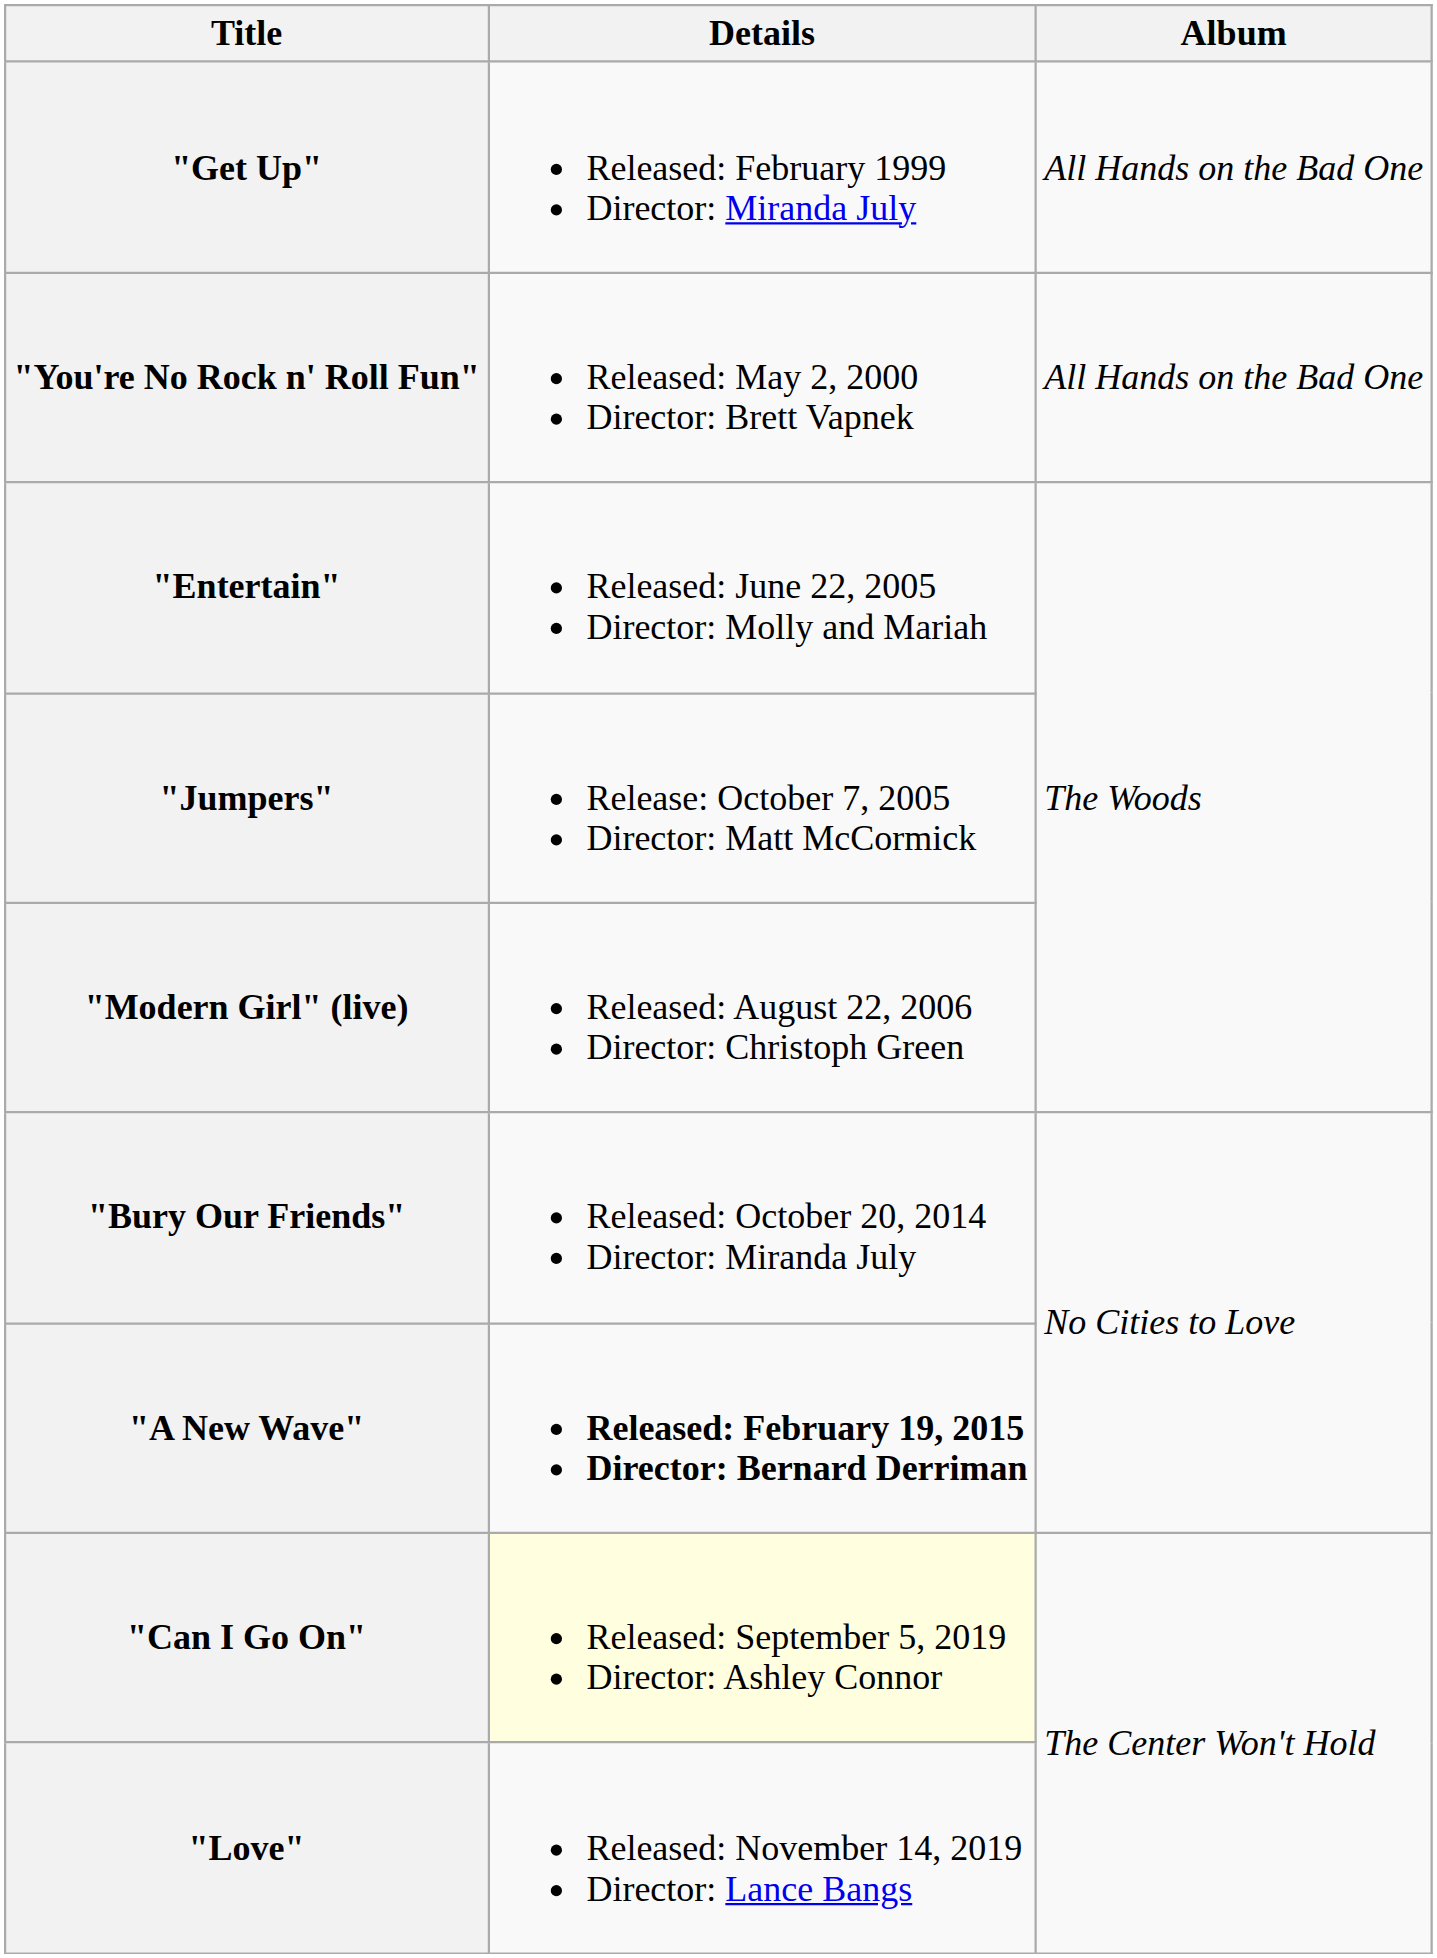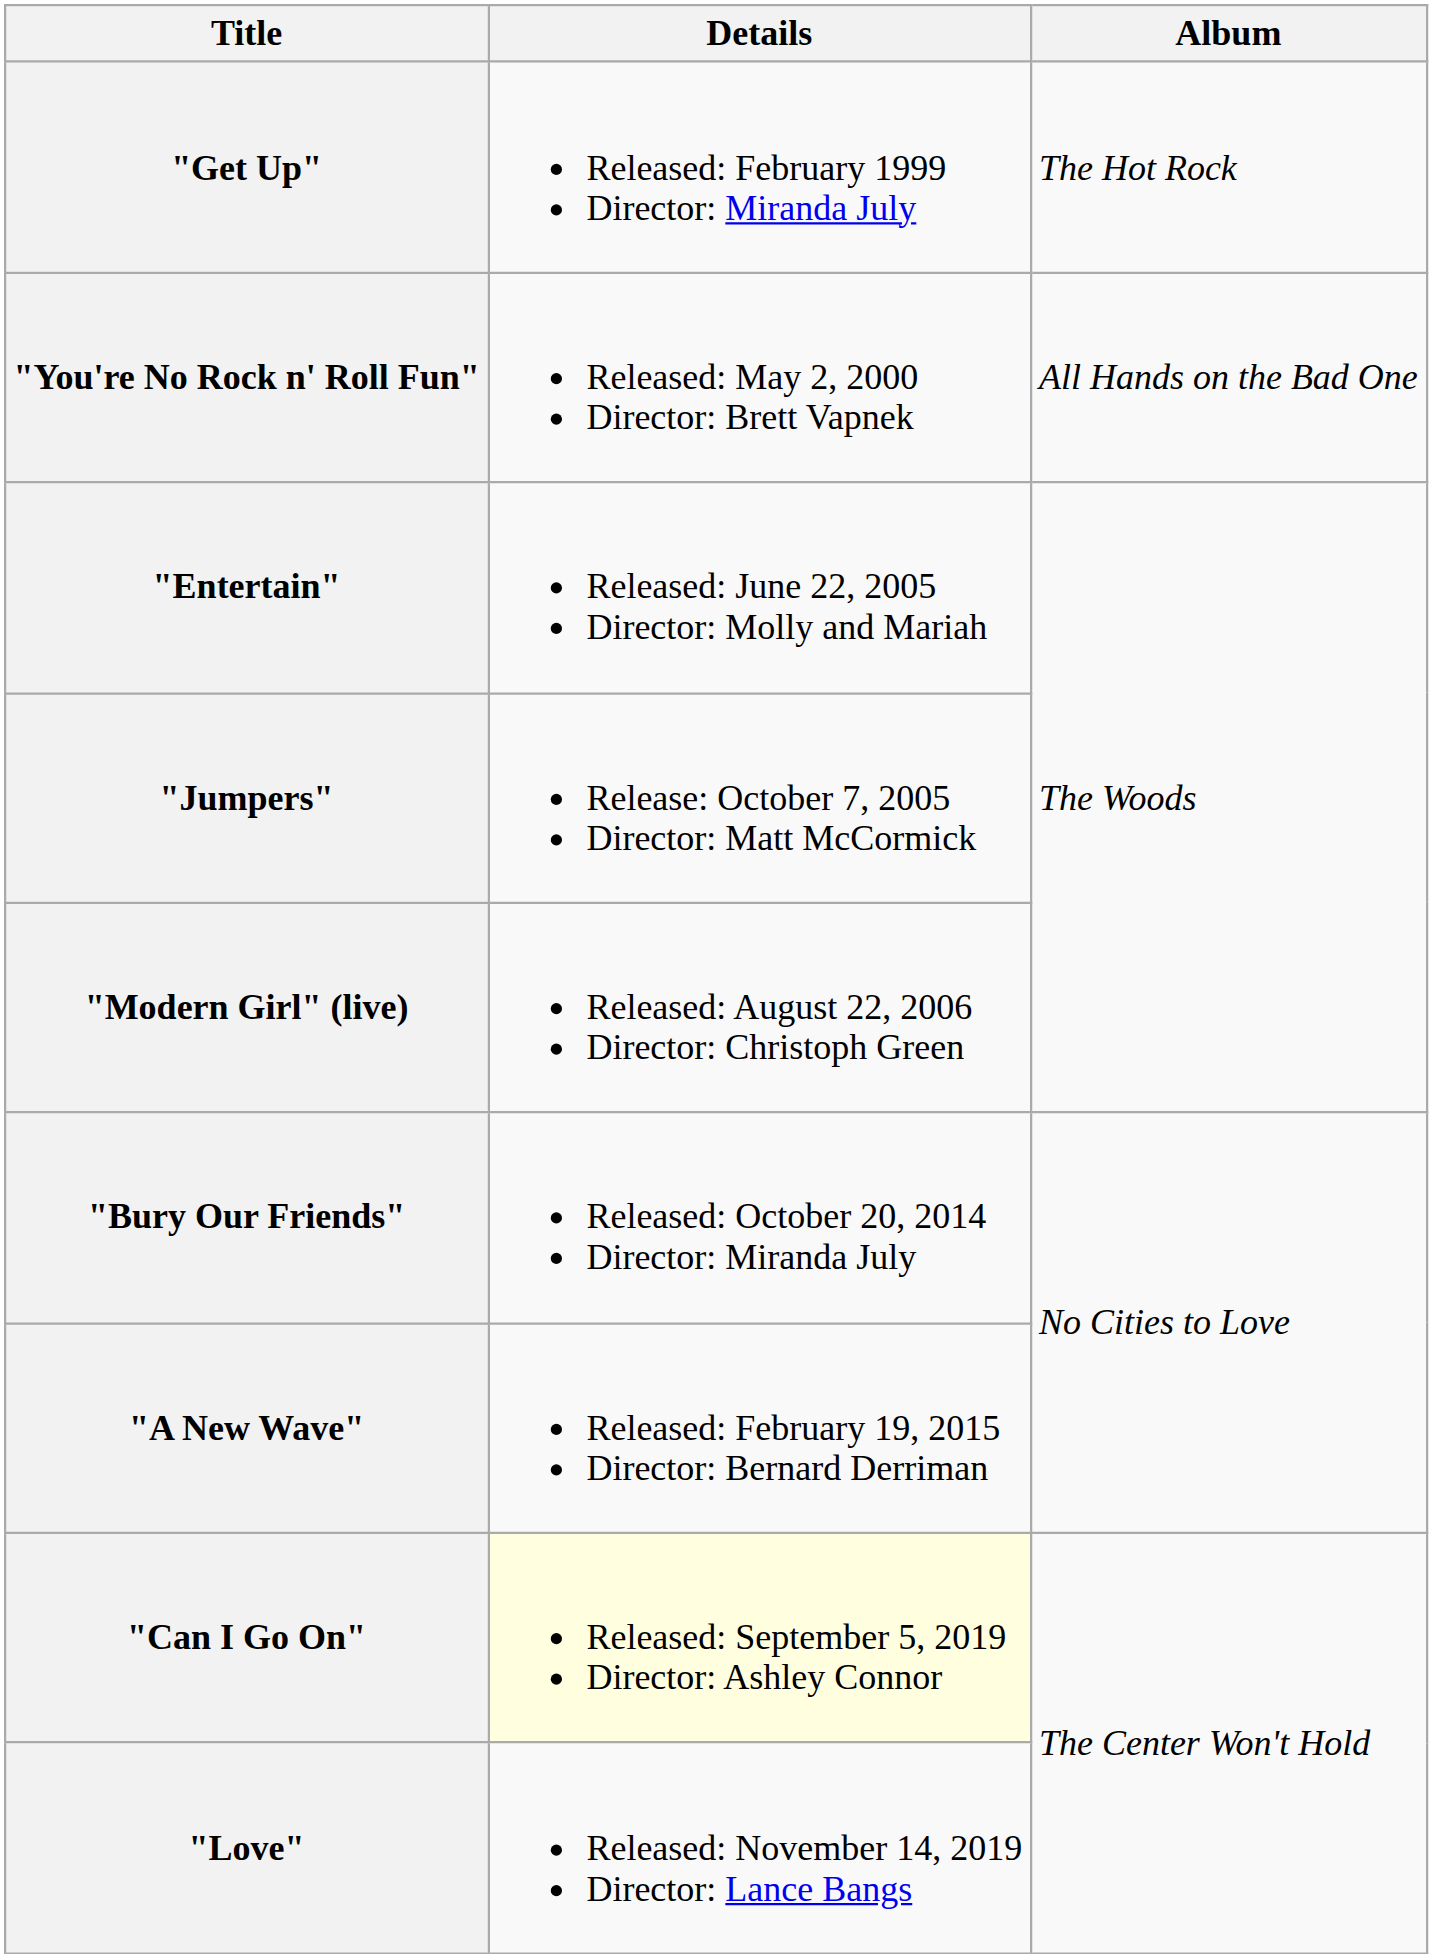(1234, 166) All Hands on the Bad One -> (1138, 166) The Hot Rock
(762, 1448) bold -> (759, 1448) normal
